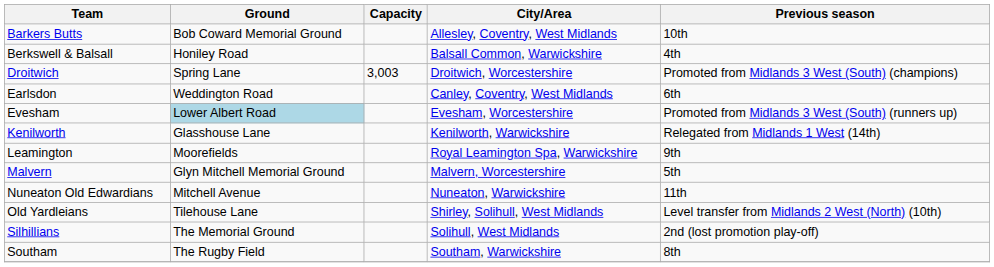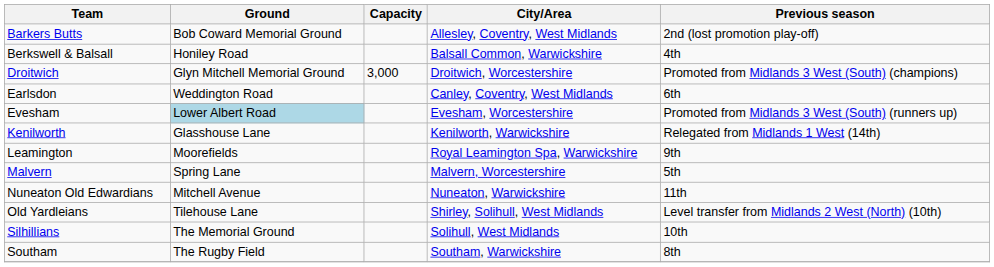(676, 34) 10th -> (741, 34) 2nd (lost promotion play-off)
(207, 73) Spring Lane -> (259, 73) Glyn Mitchell Memorial Ground
(383, 73) 3,003 -> (383, 73) 3,000
(259, 172) Glyn Mitchell Memorial Ground -> (207, 172) Spring Lane
(741, 232) 2nd (lost promotion play-off) -> (676, 232) 10th
